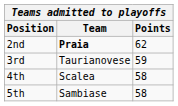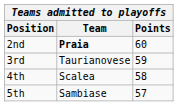(141, 45) 62 -> (141, 45) 60
(141, 93) 58 -> (141, 93) 57
